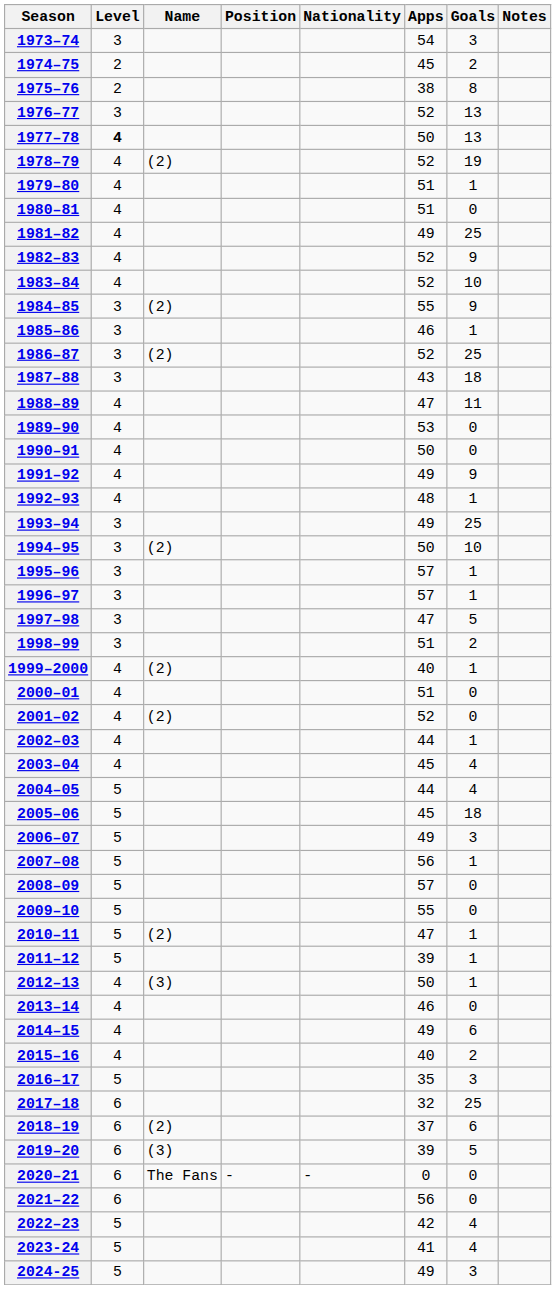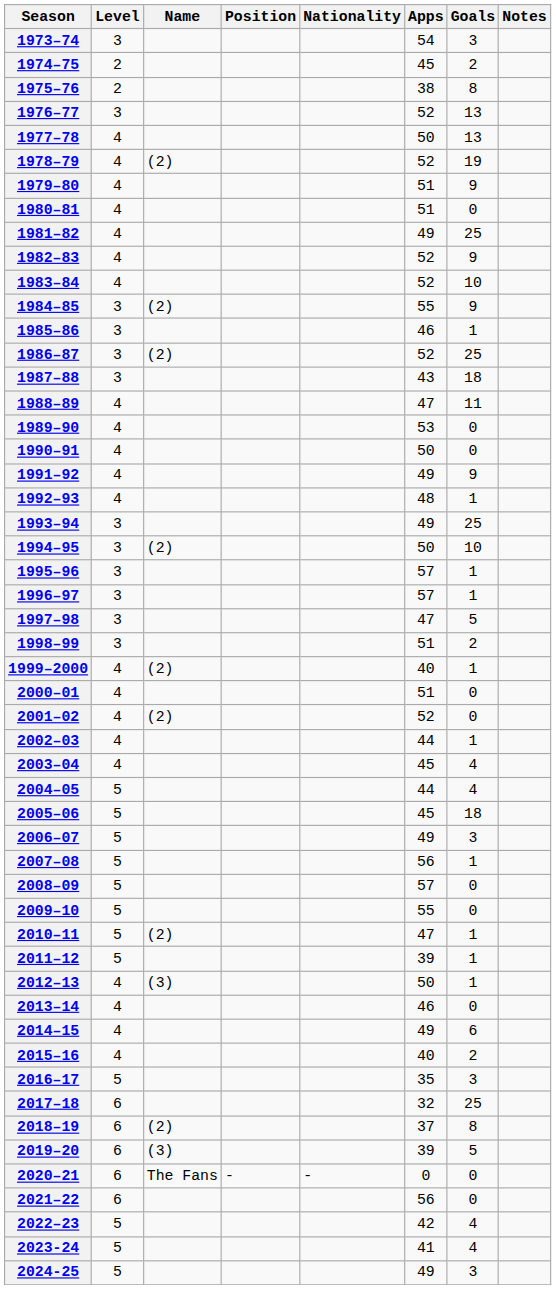(117, 137) bold -> (117, 137) normal
(473, 186) 1 -> (473, 186) 9
(473, 1128) 6 -> (473, 1128) 8
